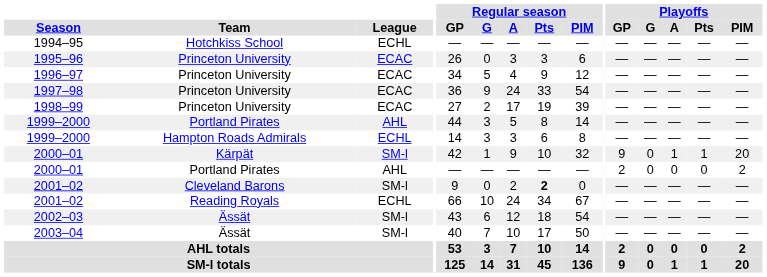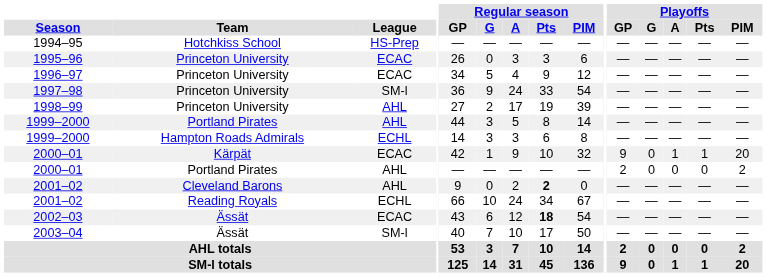(395, 43) ECHL -> (395, 43) HS-Prep
(395, 91) ECAC -> (395, 91) SM-l
(395, 106) ECAC -> (395, 106) AHL
(395, 154) SM-l -> (395, 154) ECAC
(395, 185) SM-l -> (395, 185) AHL
(395, 217) SM-l -> (395, 217) ECAC
(544, 217) normal -> (546, 217) bold
